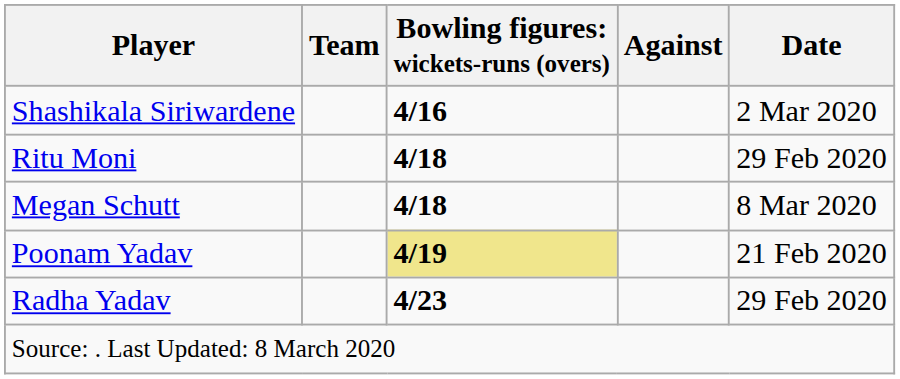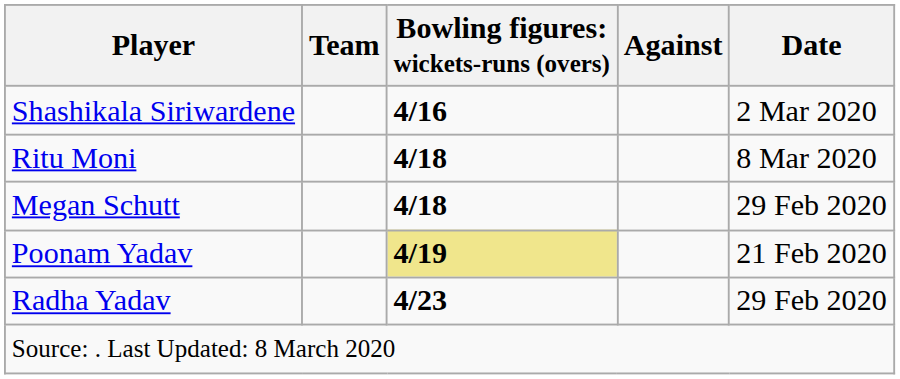(812, 157) 29 Feb 2020 -> (806, 157) 8 Mar 2020
(806, 205) 8 Mar 2020 -> (812, 205) 29 Feb 2020
